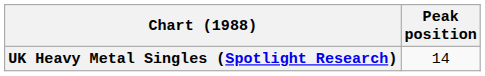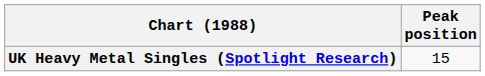(441, 59) 14 -> (441, 59) 15
